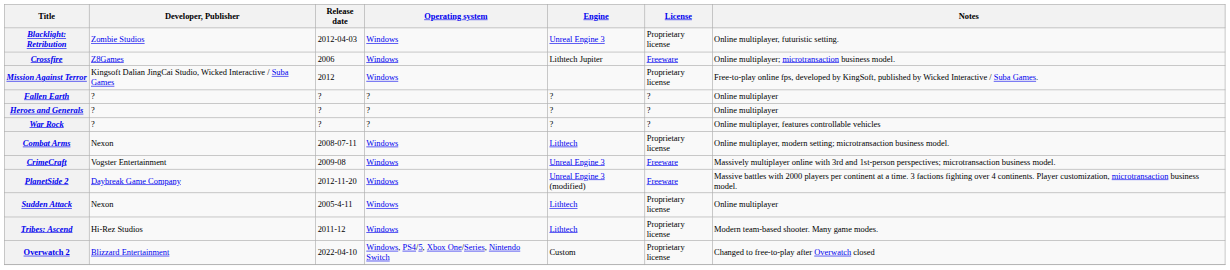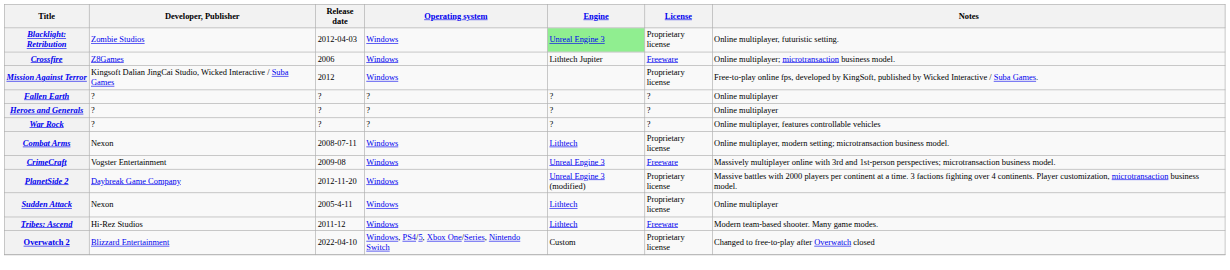(577, 39) no background -> (577, 39) lightgreen background
(662, 180) Freeware -> (666, 180) Proprietary license
(666, 228) Proprietary license -> (662, 223) Freeware
